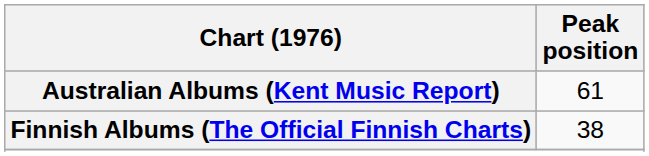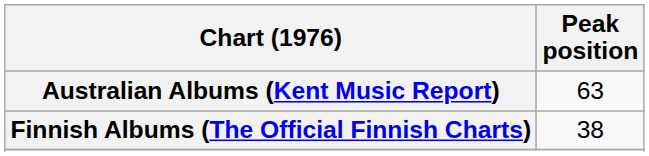(590, 90) 61 -> (590, 90) 63
